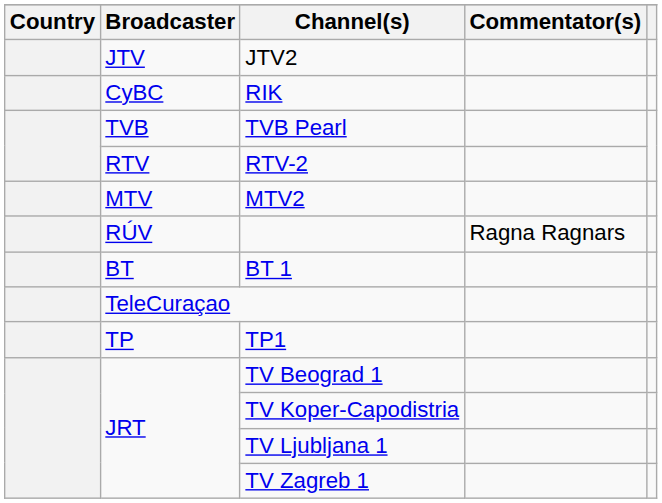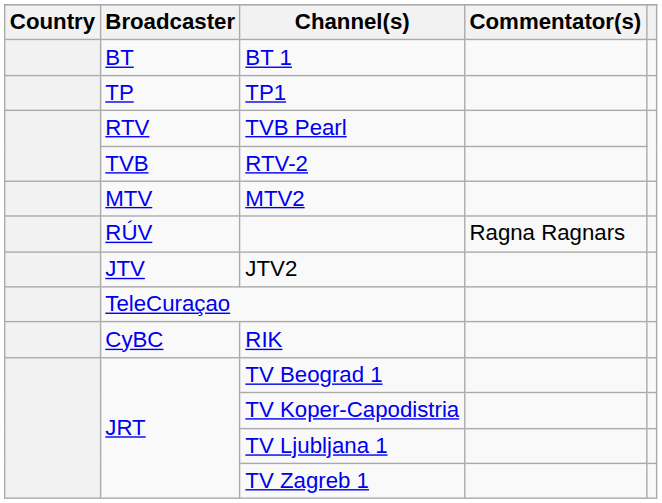rows swapped: (269, 269) <-> (271, 57)
rows swapped: (264, 92) <-> (266, 339)
(127, 127) TVB -> (127, 127) RTV
(127, 163) RTV -> (127, 163) TVB
